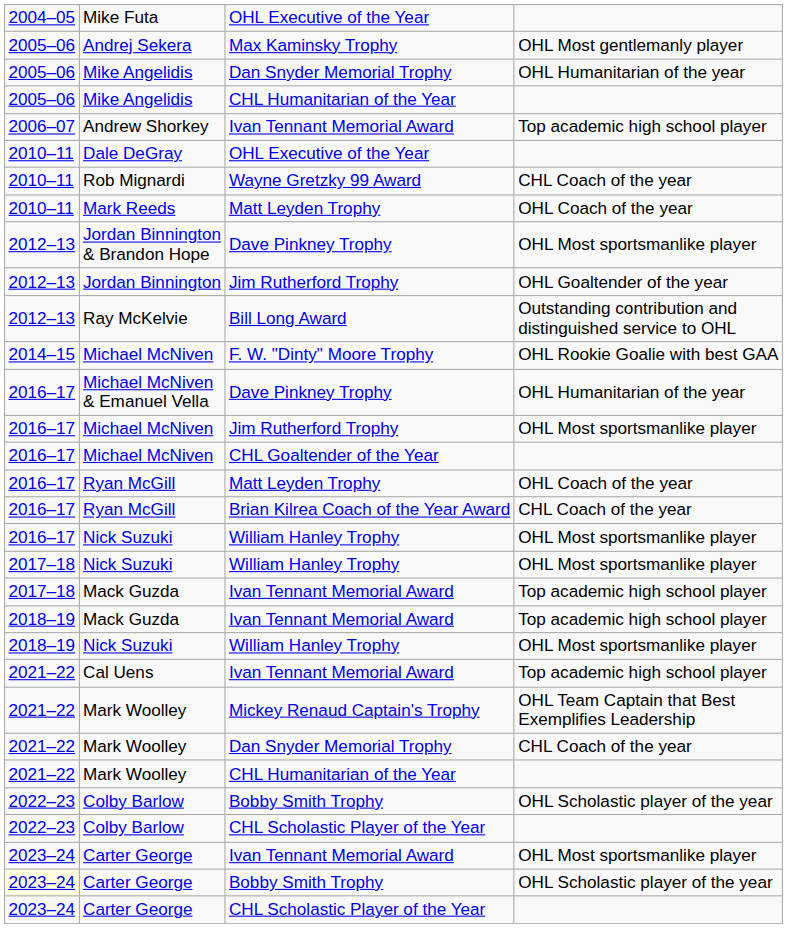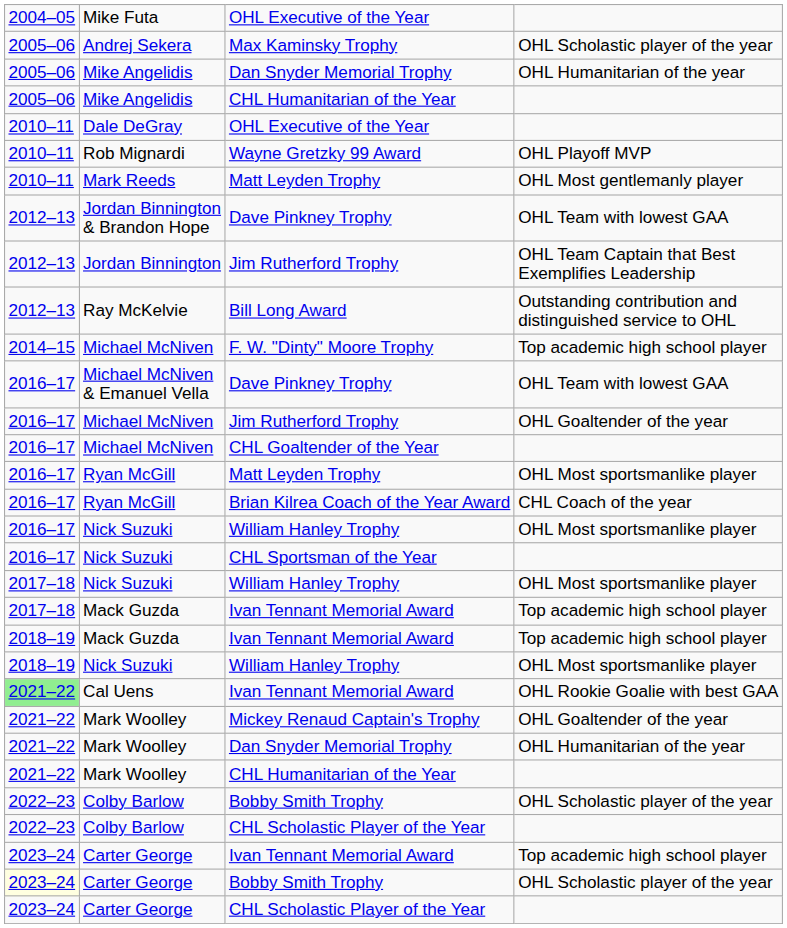(631, 45) OHL Most gentlemanly player -> (645, 45) OHL Scholastic player of the year
- row: (146, 126)
(605, 180) CHL Coach of the year -> (585, 153) OHL Playoff MVP
(605, 208) OHL Coach of the year -> (631, 180) OHL Most gentlemanly player
(637, 244) OHL Most sportsmanlike player -> (623, 217) OHL Team with lowest GAA
(623, 281) OHL Goaltender of the year -> (627, 264) OHL Team Captain that Best Exemplifies Leadership
(648, 355) OHL Rookie Goalie with best GAA -> (642, 347) Top academic high school player
(632, 392) OHL Humanitarian of the year -> (623, 384) OHL Team with lowest GAA
(637, 428) OHL Most sportsmanlike player -> (623, 420) OHL Goaltender of the year
(605, 483) OHL Coach of the year -> (637, 475) OHL Most sportsmanlike player
+ row: (128, 556)
(42, 673) no background -> (42, 692) lightgreen background
(642, 673) Top academic high school player -> (648, 692) OHL Rookie Goalie with best GAA
(627, 709) OHL Team Captain that Best Exemplifies Leadership -> (623, 719) OHL Goaltender of the year
(605, 746) CHL Coach of the year -> (632, 746) OHL Humanitarian of the year
(637, 855) OHL Most sportsmanlike player -> (642, 855) Top academic high school player
